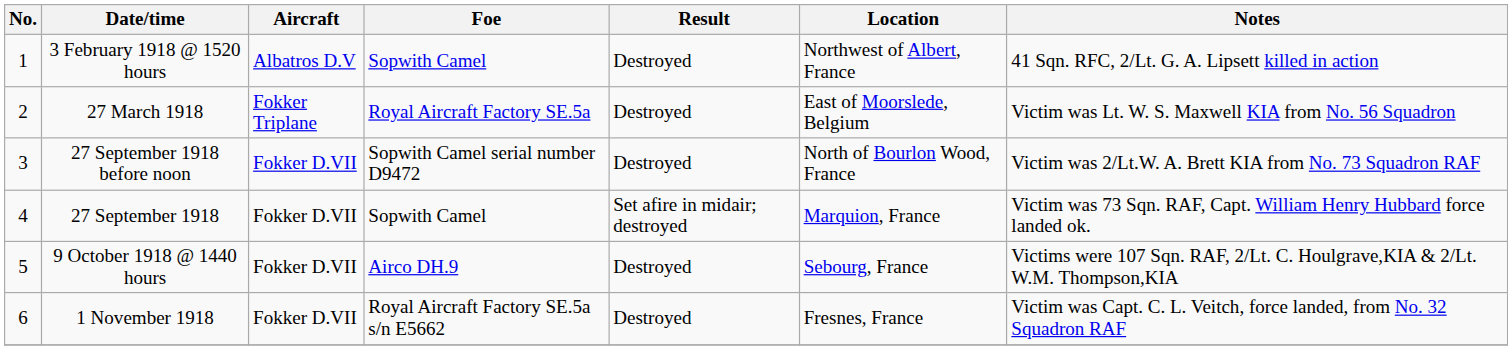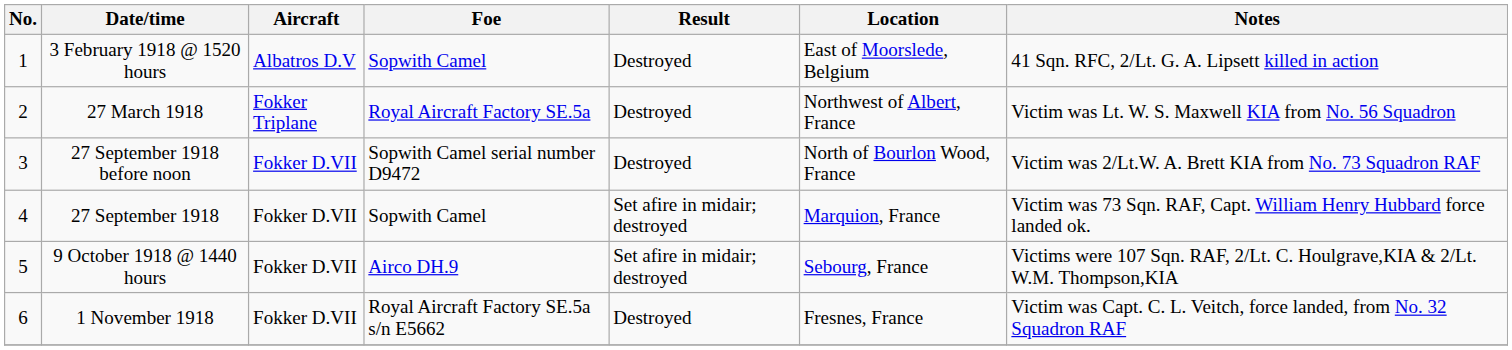(882, 60) Northwest of Albert, France -> (876, 60) East of Moorslede, Belgium
(876, 112) East of Moorslede, Belgium -> (882, 112) Northwest of Albert, France
(652, 266) Destroyed -> (685, 266) Set afire in midair; destroyed
